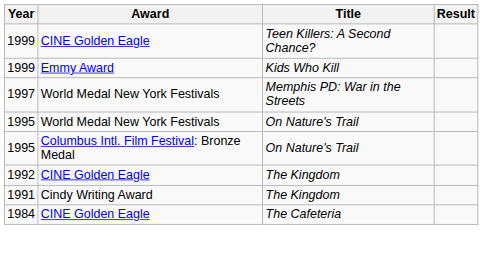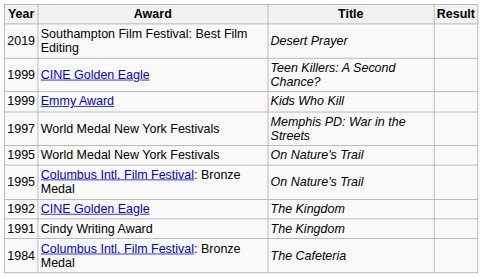+ row: (21, 41)
(95, 214) CINE Golden Eagle -> (141, 255) Columbus Intl. Film Festival: Bronze Medal
